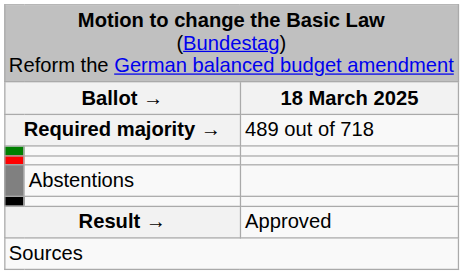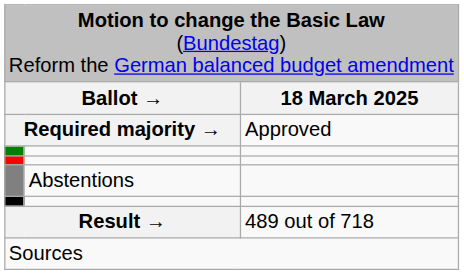(310, 129) 489 out of 718 -> (288, 129) Approved
(288, 221) Approved -> (310, 221) 489 out of 718
